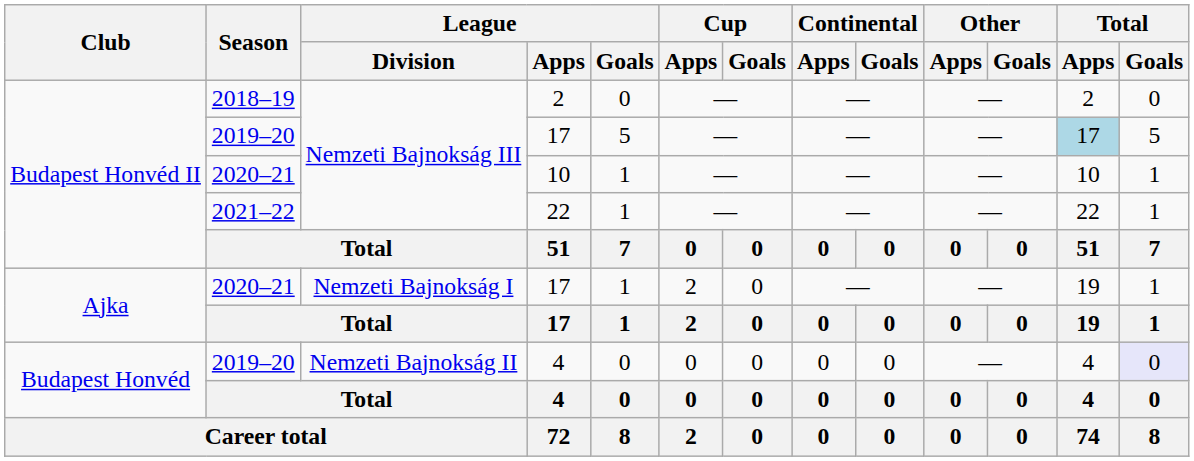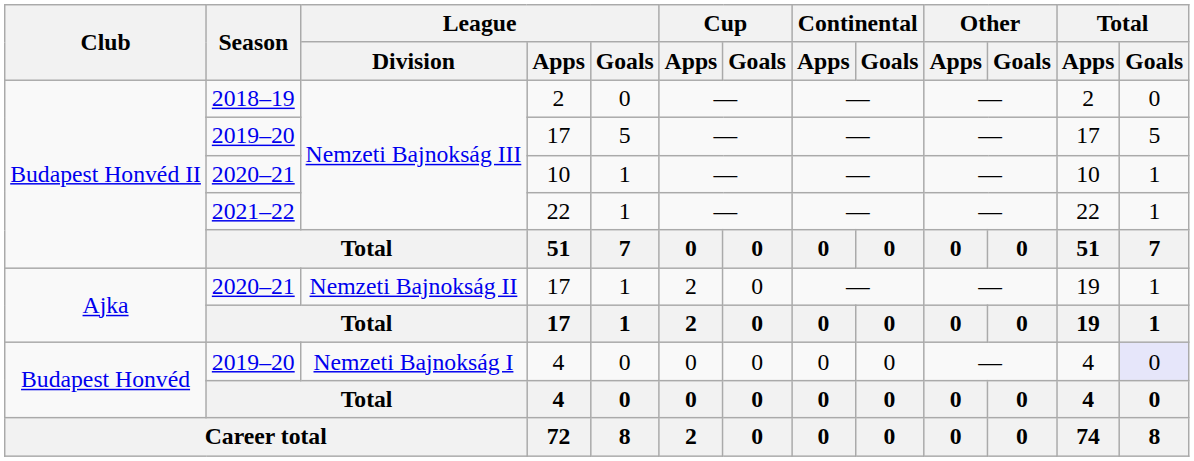(1088, 135) lightblue background -> (1088, 135) no background
(413, 286) Nemzeti Bajnokság I -> (413, 286) Nemzeti Bajnokság II
(413, 361) Nemzeti Bajnokság II -> (413, 361) Nemzeti Bajnokság I
